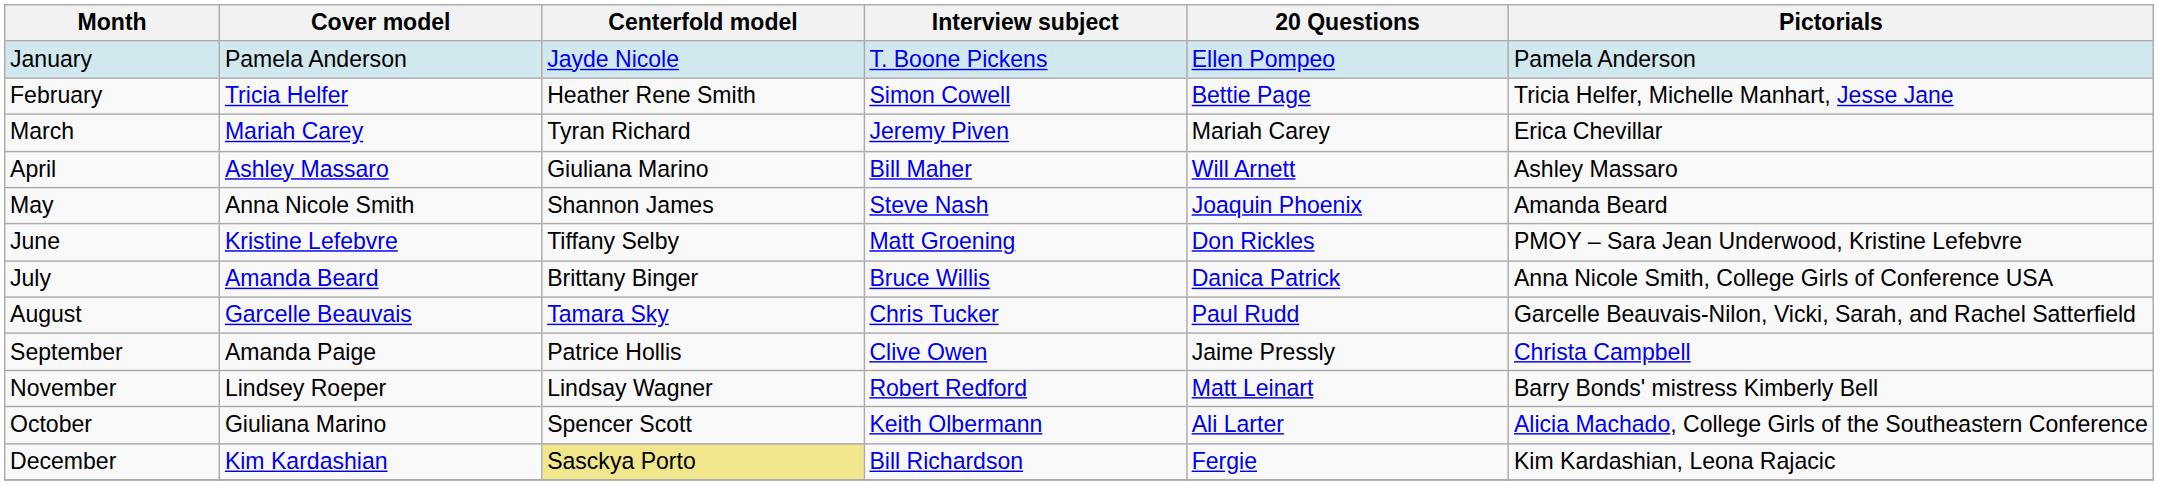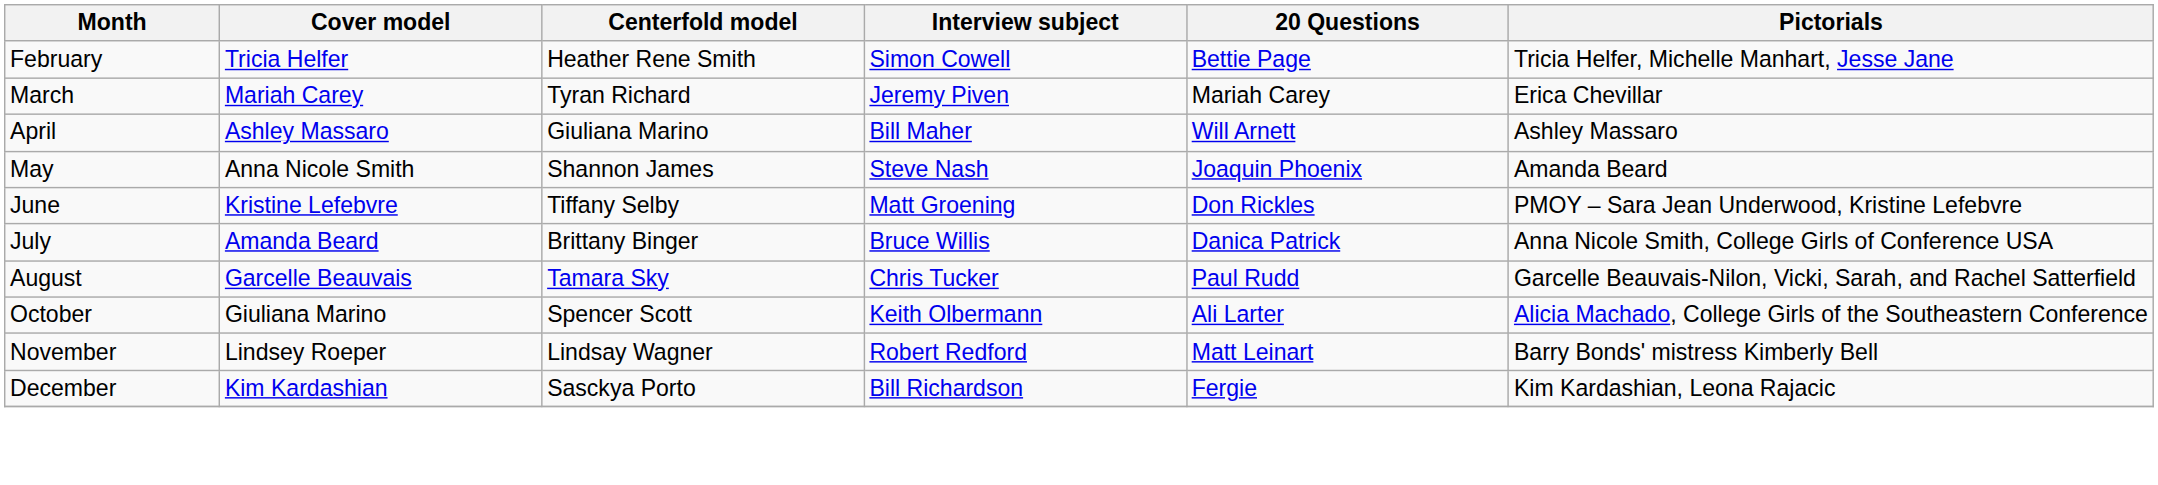- row: (51, 59)
- row: (66, 351)
rows swapped: (51, 424) <-> (63, 388)
(621, 461) khaki background -> (621, 388) no background
